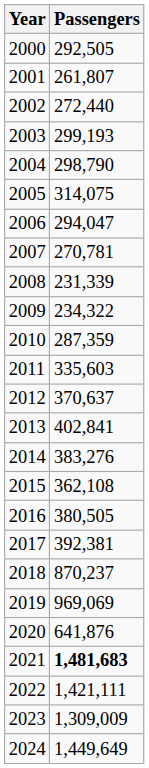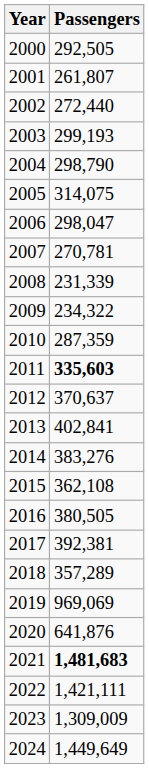(84, 223) 294,047 -> (84, 223) 298,047
(84, 369) normal -> (84, 369) bold
(84, 573) 870,237 -> (84, 573) 357,289
